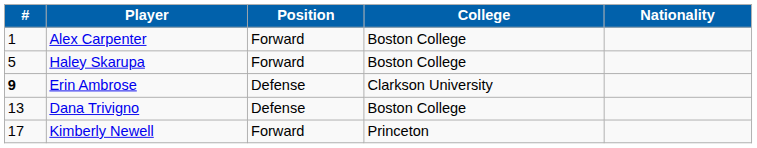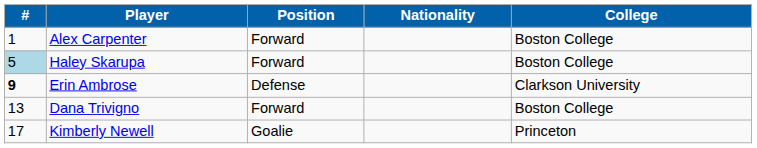columns swapped: (678, 16) <-> (484, 16)
(12, 62) no background -> (12, 62) lightblue background
(278, 108) Defense -> (278, 108) Forward
(278, 131) Forward -> (272, 131) Goalie
